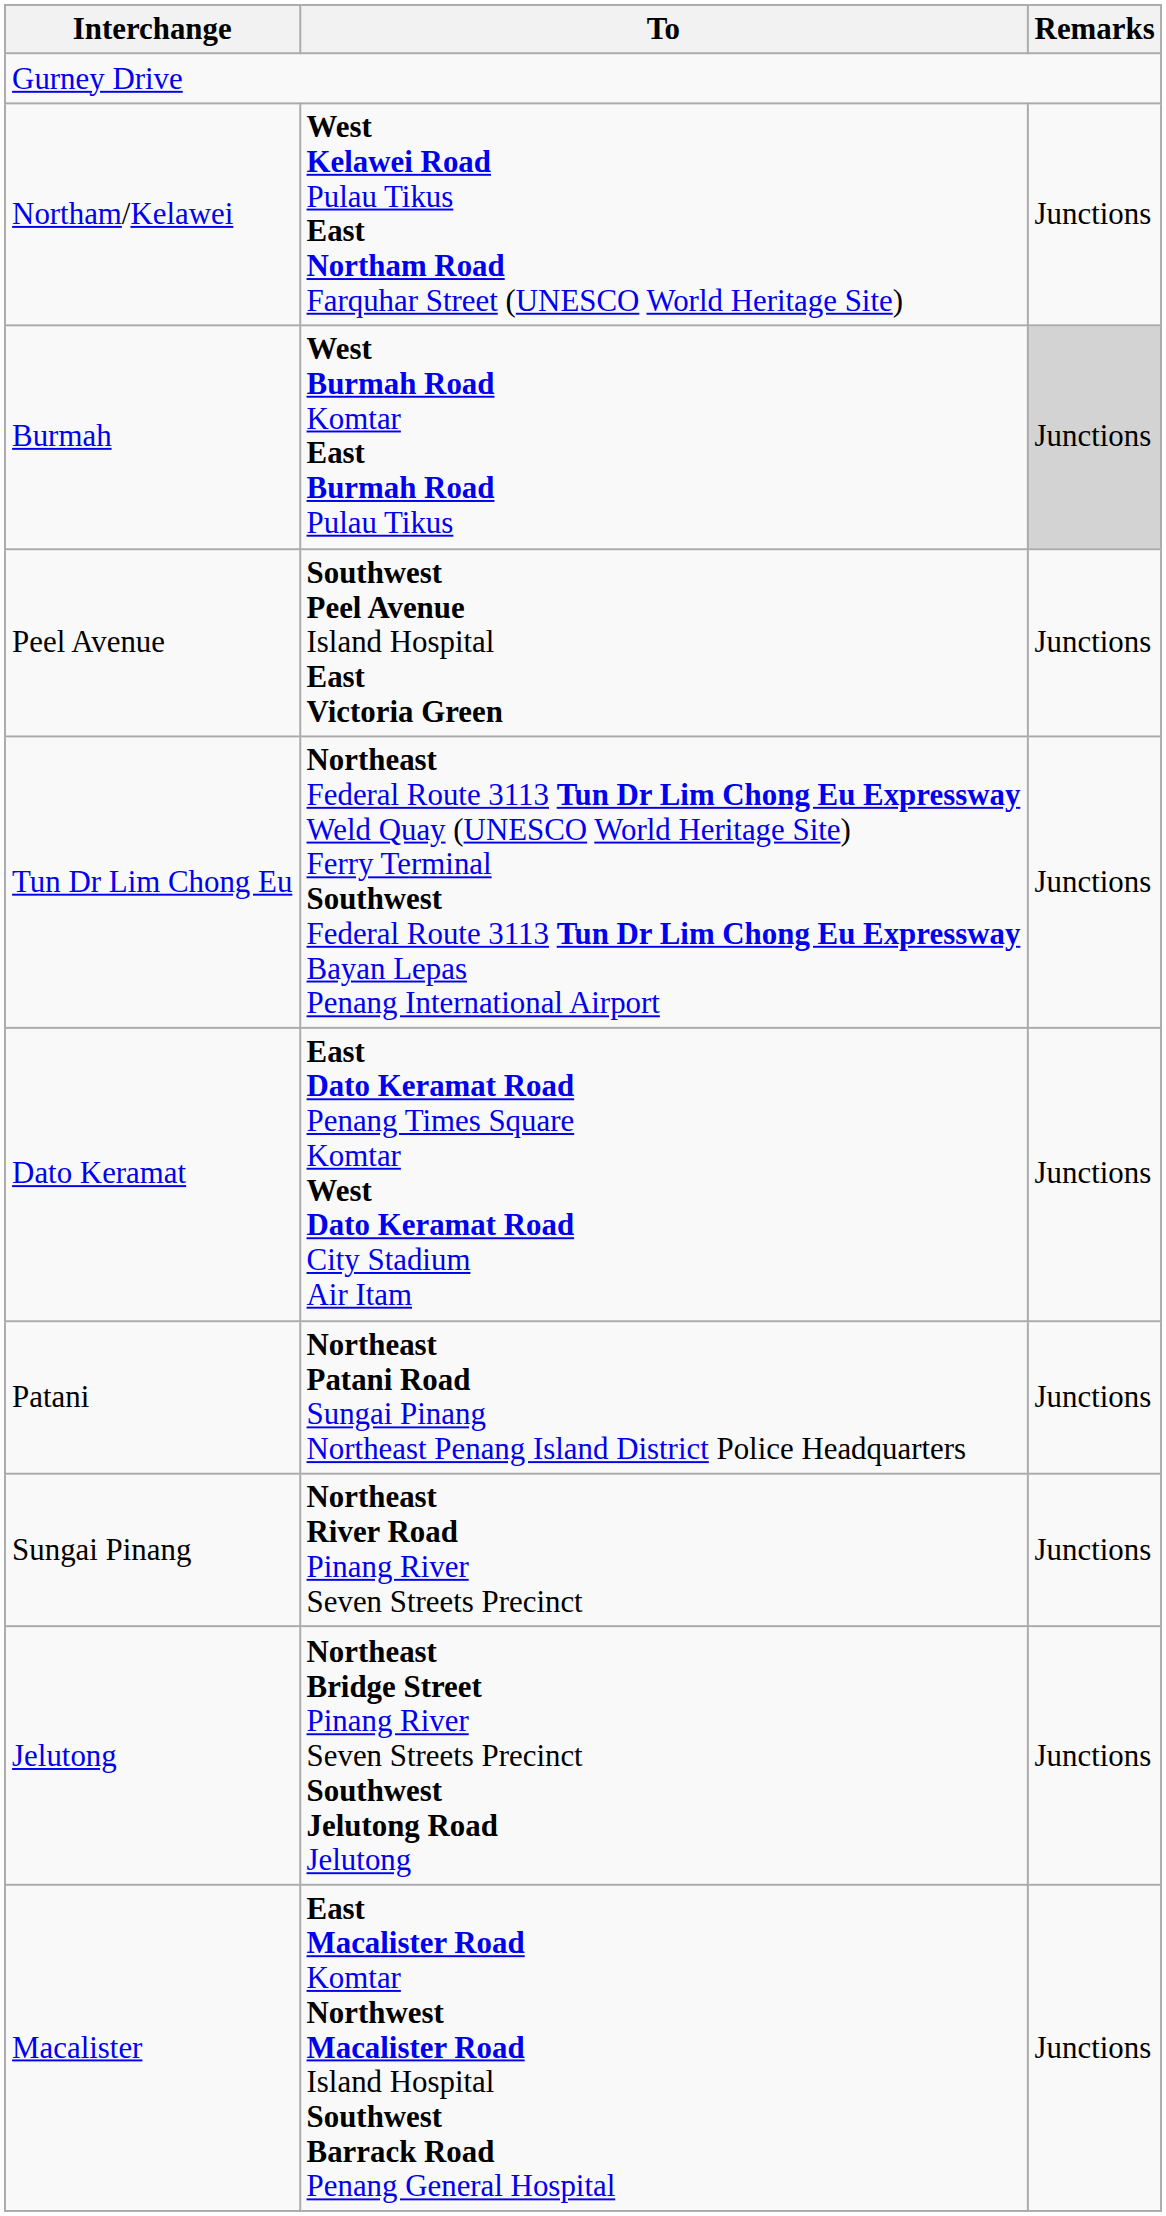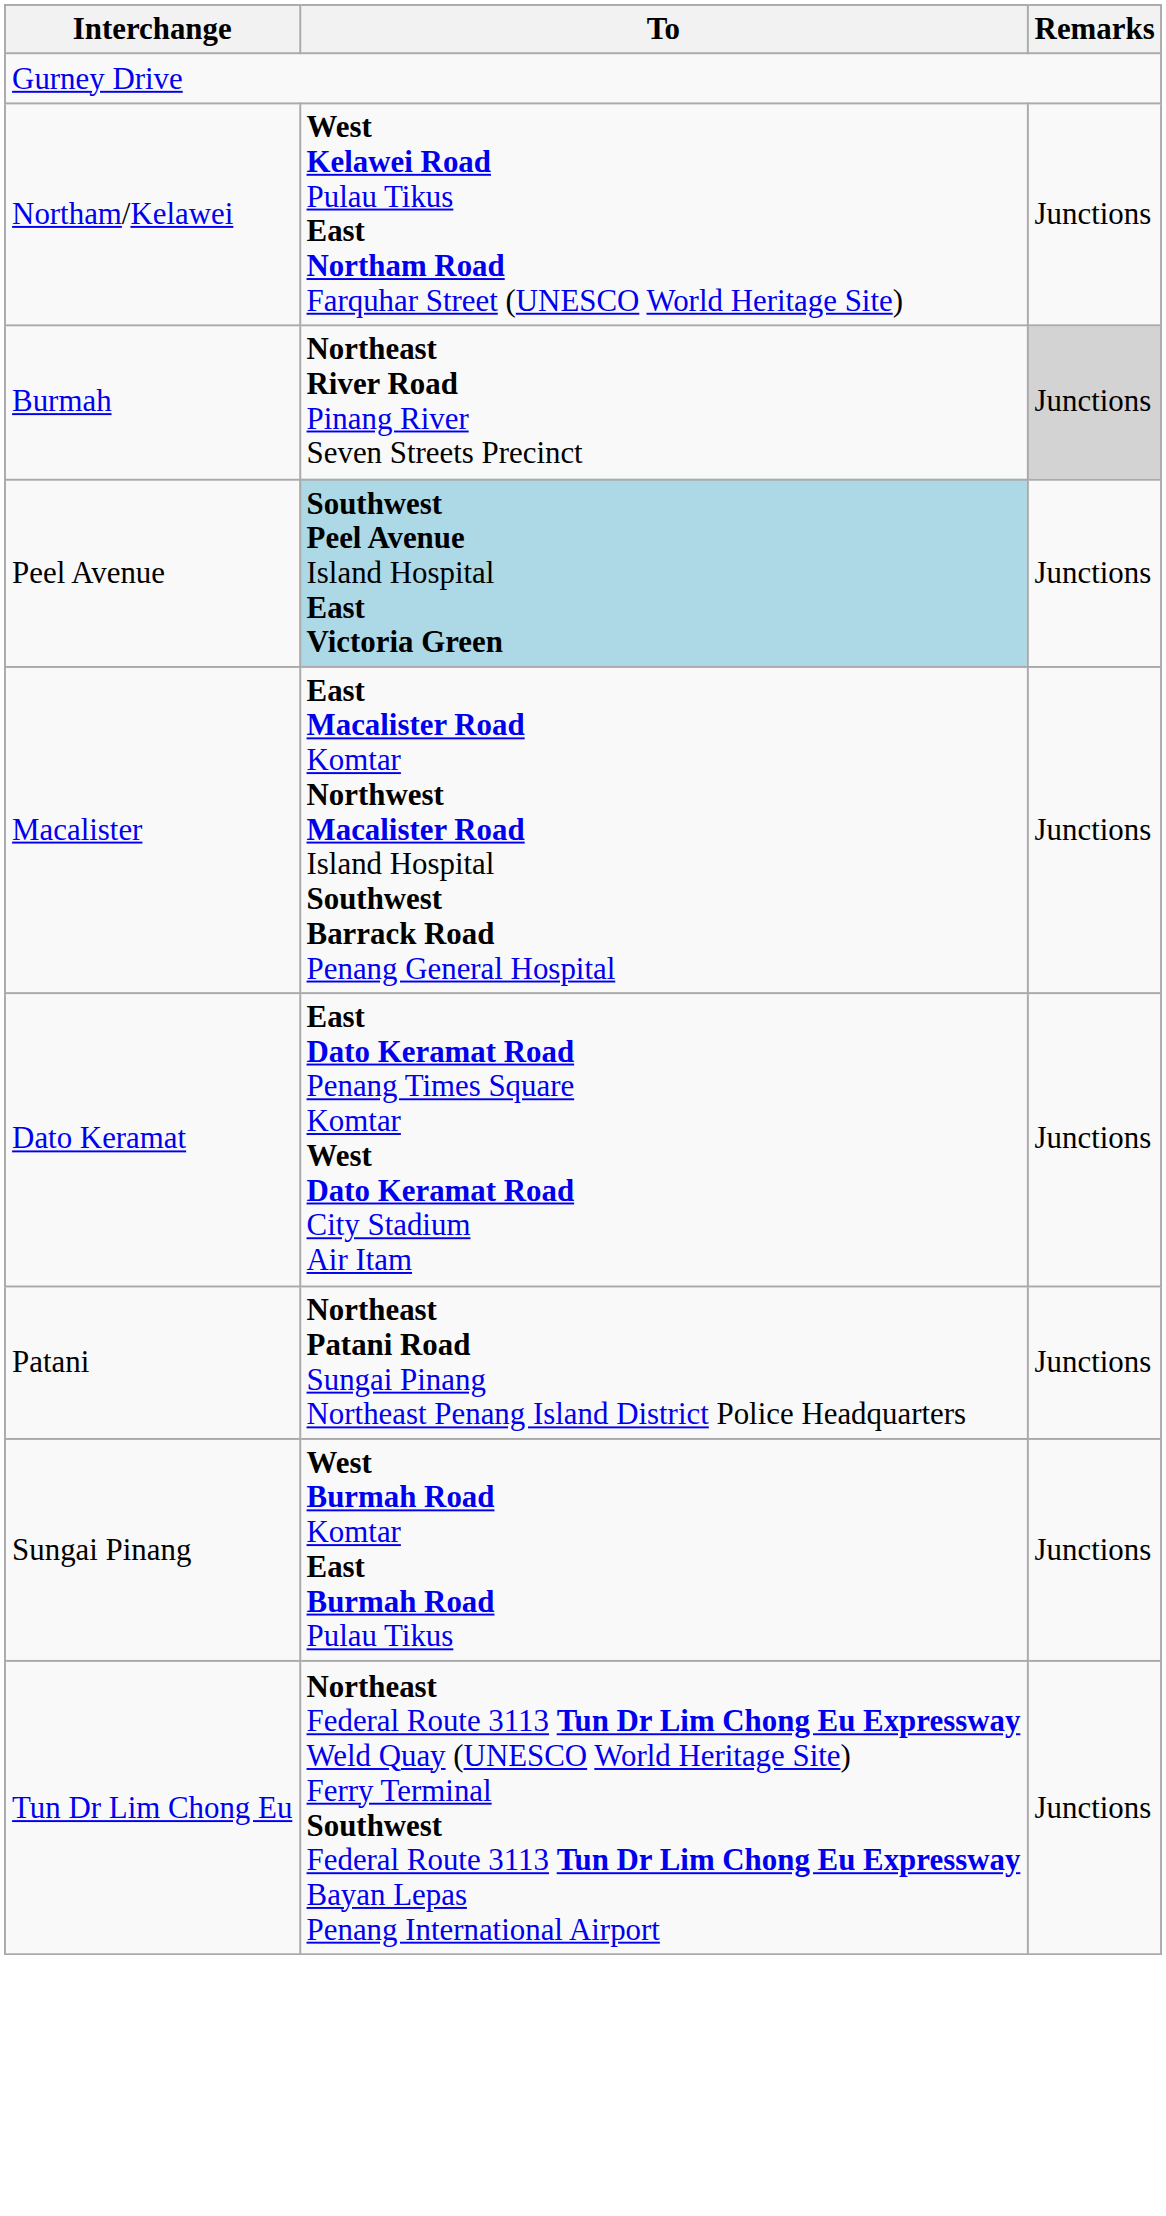(401, 436) West Burmah Road Komtar East Burmah Road Pulau Tikus -> (445, 401) Northeast River Road Pinang River Seven Streets Precinct
(405, 641) no background -> (405, 572) lightblue background
rows swapped: (77, 2047) <-> (152, 881)
(445, 1549) Northeast River Road Pinang River Seven Streets Precinct -> (401, 1549) West Burmah Road Komtar East Burmah Road Pulau Tikus
- row: (64, 1755)
